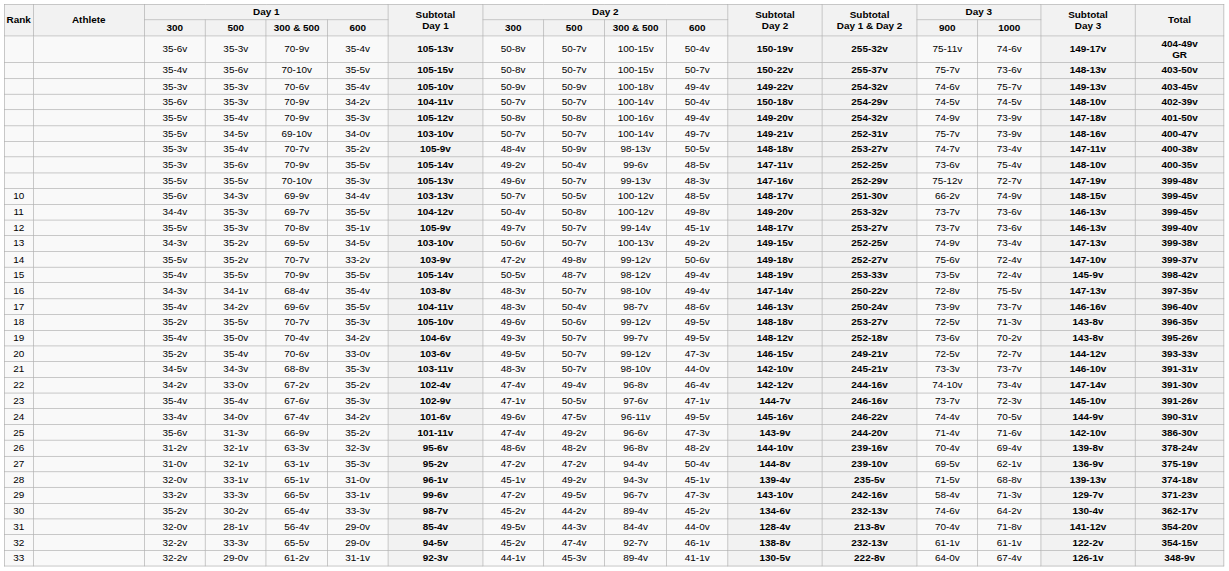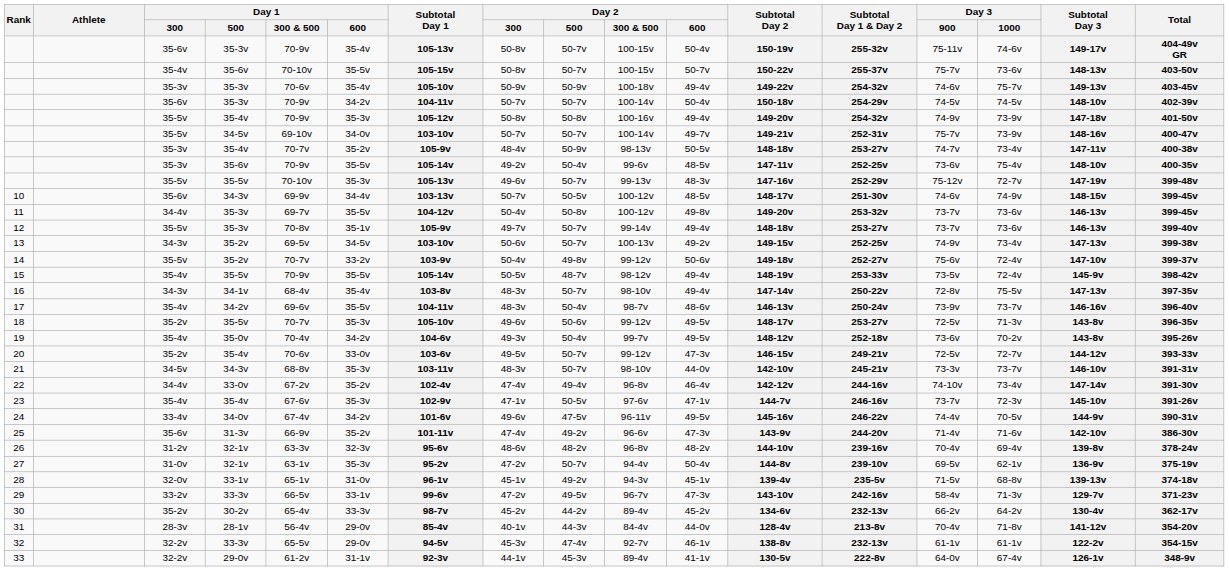(947, 196) 66-2v -> (947, 196) 74-6v
(697, 228) 45-1v -> (697, 228) 49-4v
(775, 228) 148-17v -> (775, 228) 148-18v
(513, 259) 47-2v -> (513, 259) 50-4v
(775, 322) 148-18v -> (775, 322) 148-17v
(574, 338) 50-7v -> (574, 338) 50-4v
(175, 385) 34-2v -> (175, 385) 34-4v
(574, 464) 47-2v -> (574, 464) 50-7v
(947, 511) 74-6v -> (947, 511) 66-2v
(175, 526) 32-0v -> (175, 526) 28-3v
(513, 526) 49-5v -> (513, 526) 40-1v
(513, 542) 45-2v -> (513, 542) 45-3v
